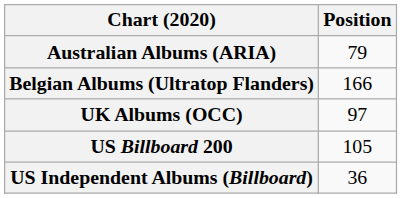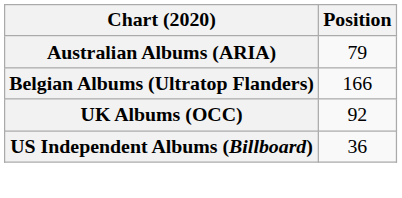(357, 114) 97 -> (357, 114) 92
- row: (162, 146)
